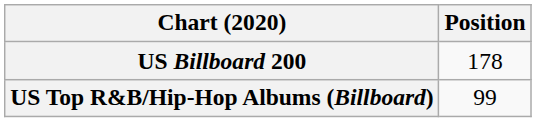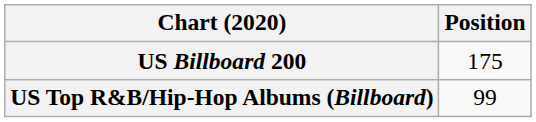(485, 60) 178 -> (485, 60) 175
